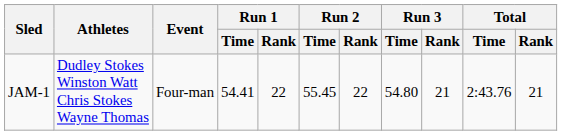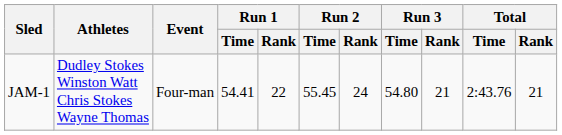(361, 92) 22 -> (361, 92) 24
